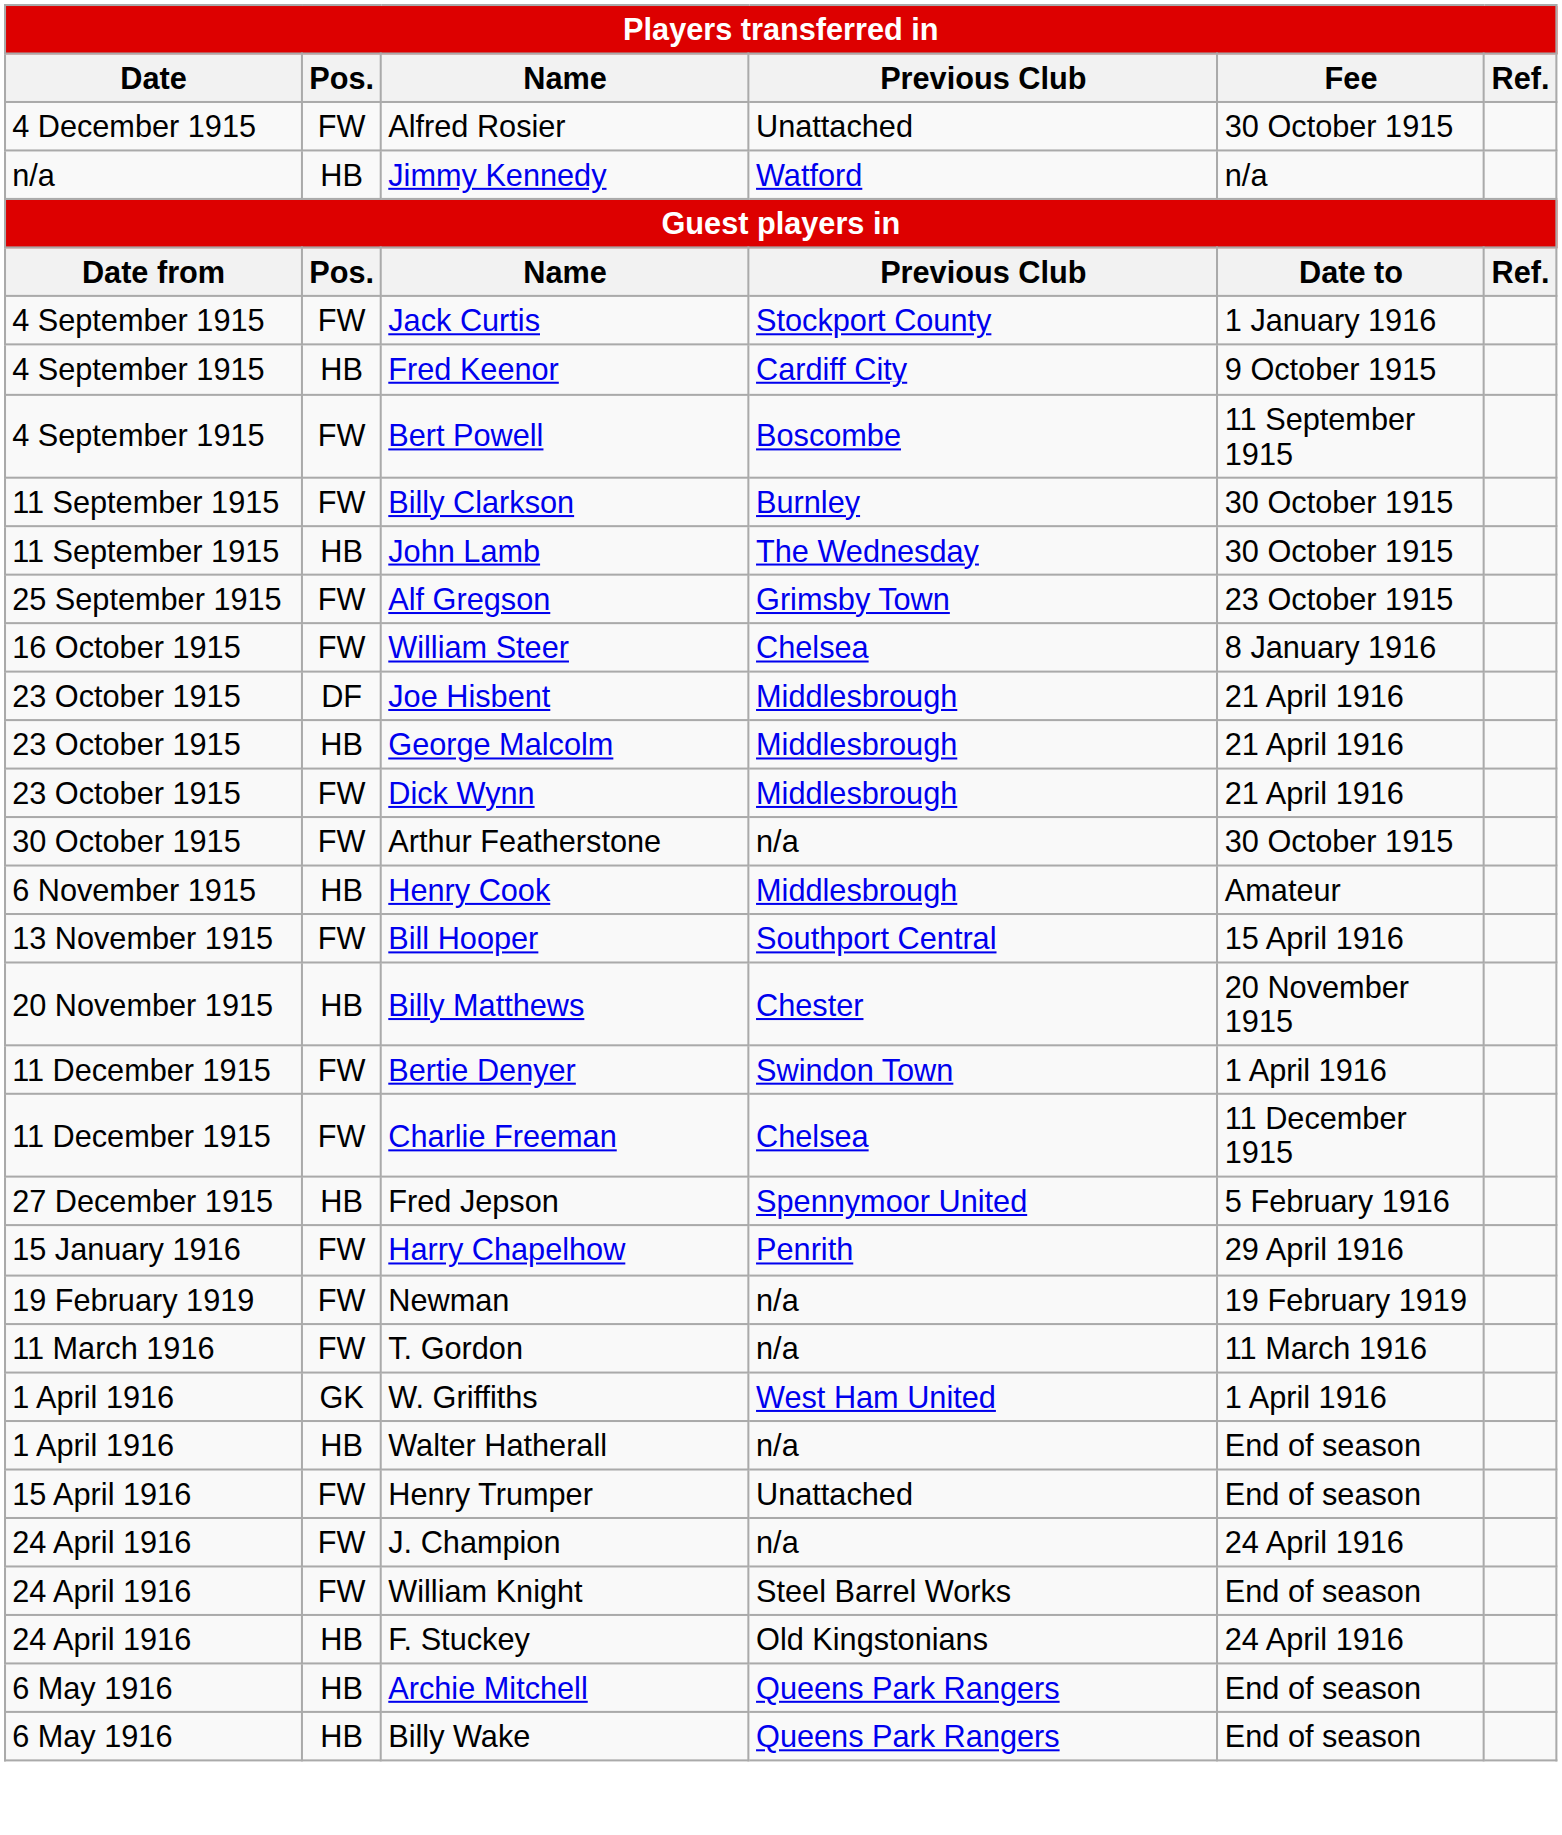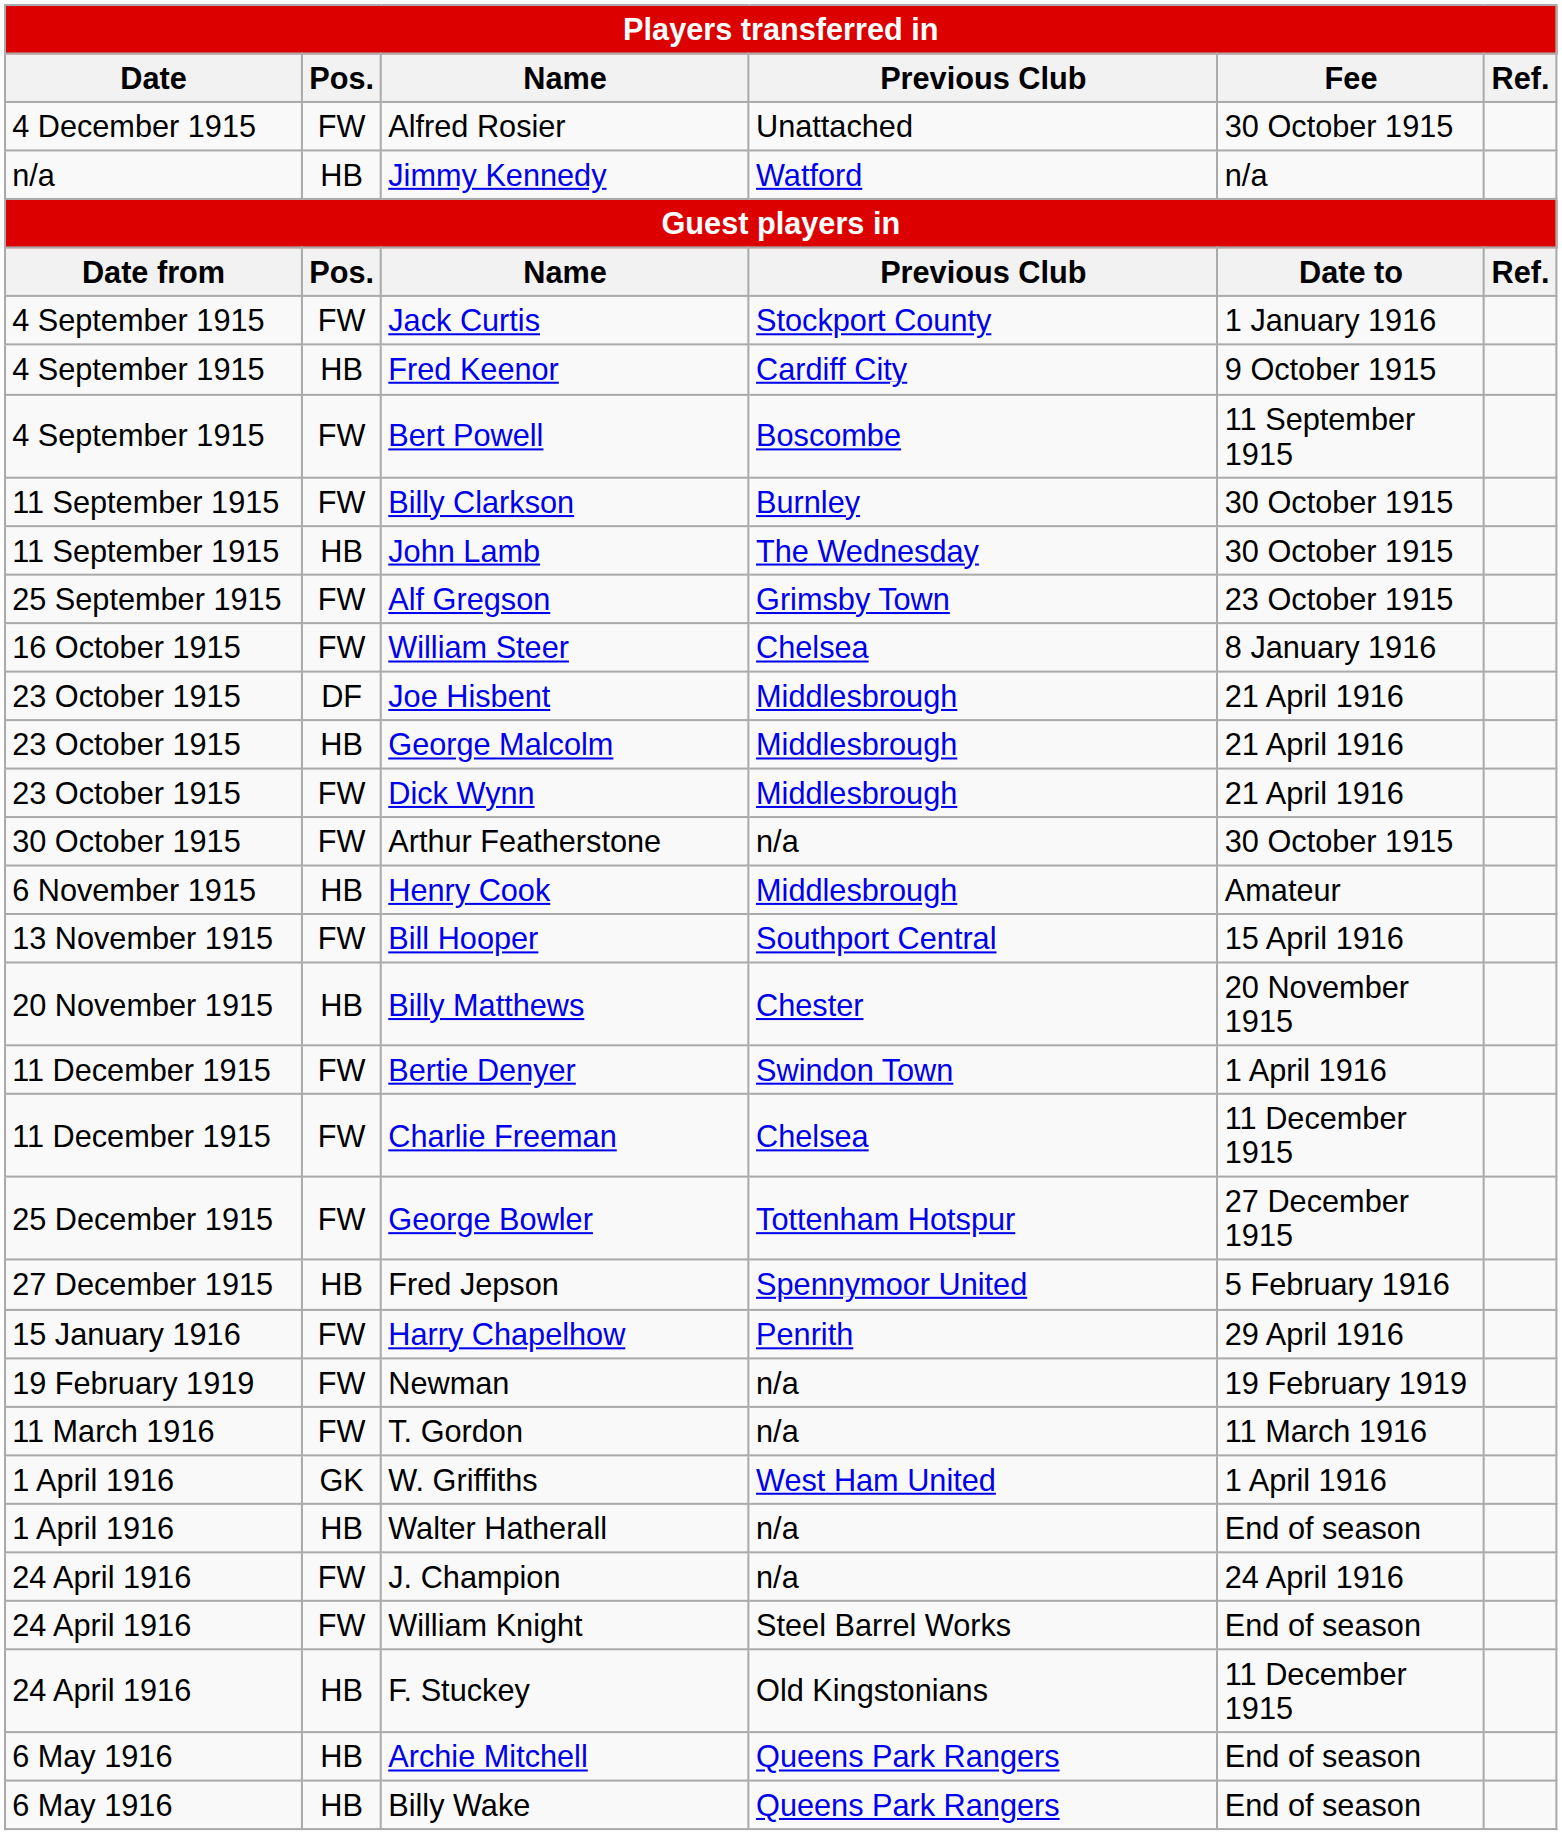+ row: (491, 1219)
- row: (491, 1493)
(1314, 1639) 24 April 1916 -> (1316, 1691) 11 December 1915
